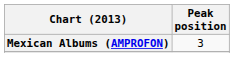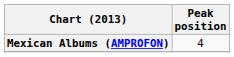(201, 43) 3 -> (201, 43) 4
